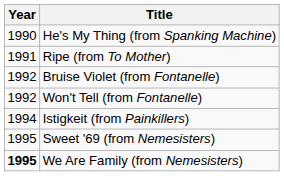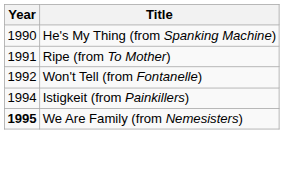- row: (131, 77)
- row: (129, 139)
